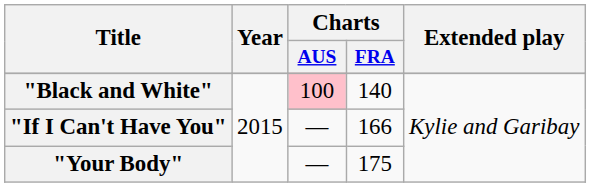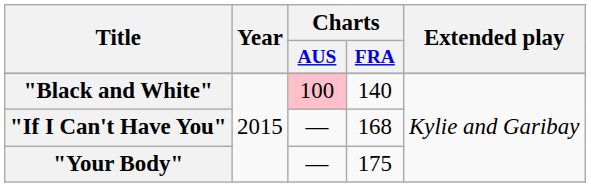(375, 127) 166 -> (375, 127) 168
